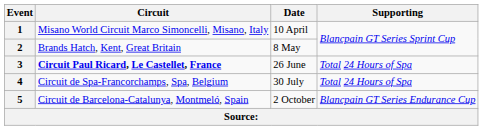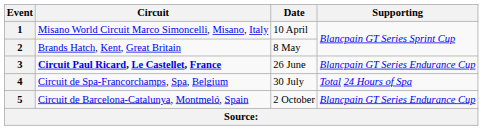(366, 64) Total 24 Hours of Spa -> (398, 64) Blancpain GT Series Endurance Cup
